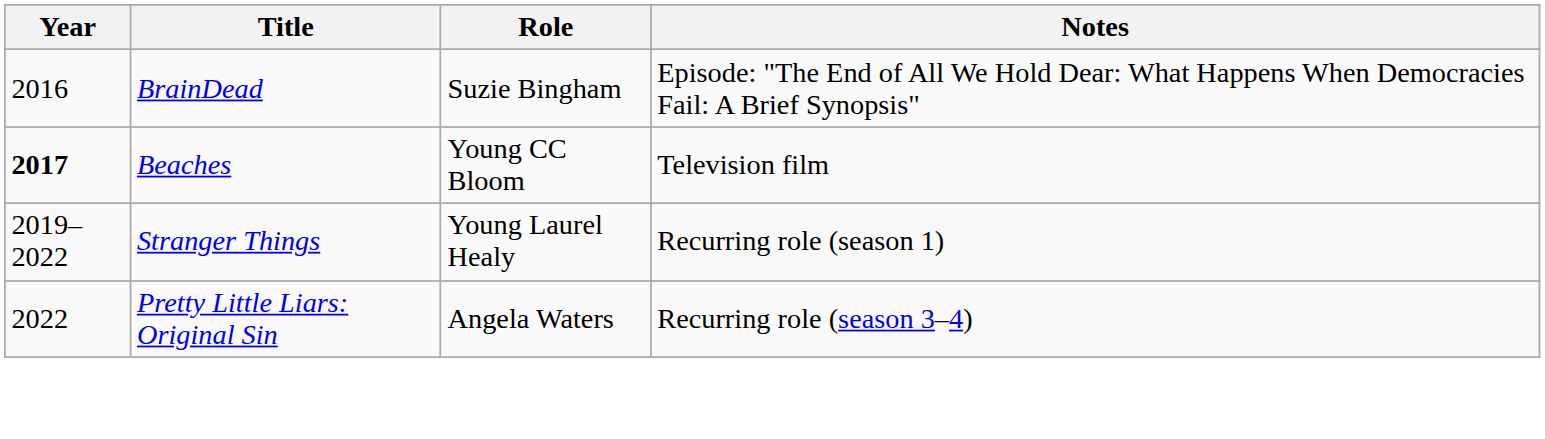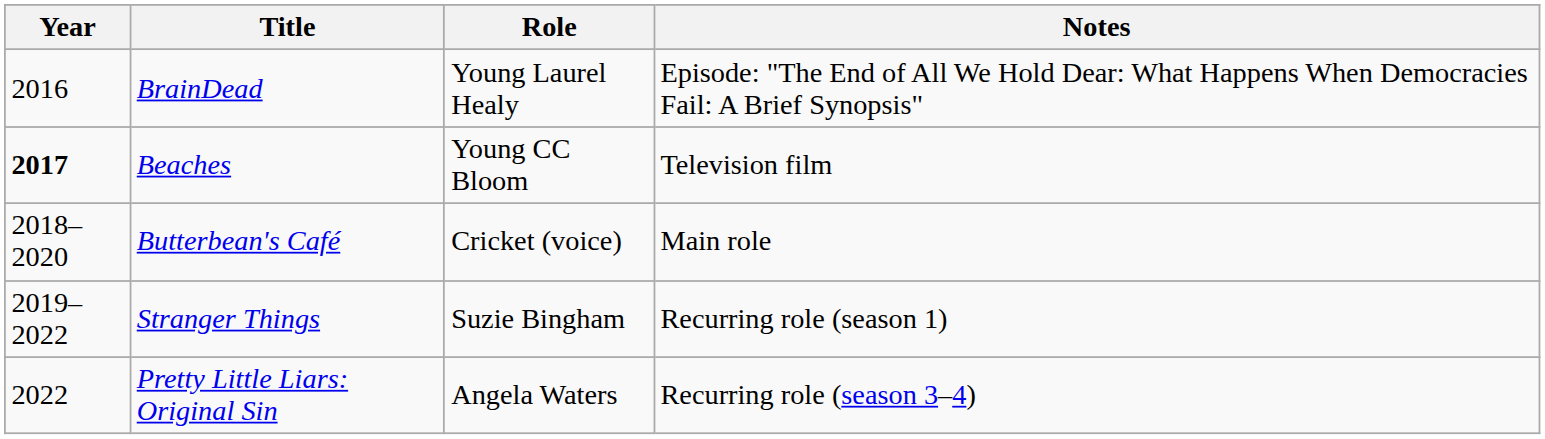(535, 87) Suzie Bingham -> (529, 87) Young Laurel Healy
+ row: (238, 241)
(525, 241) Young Laurel Healy -> (538, 318) Suzie Bingham
